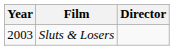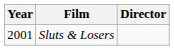(20, 34) 2003 -> (20, 34) 2001
